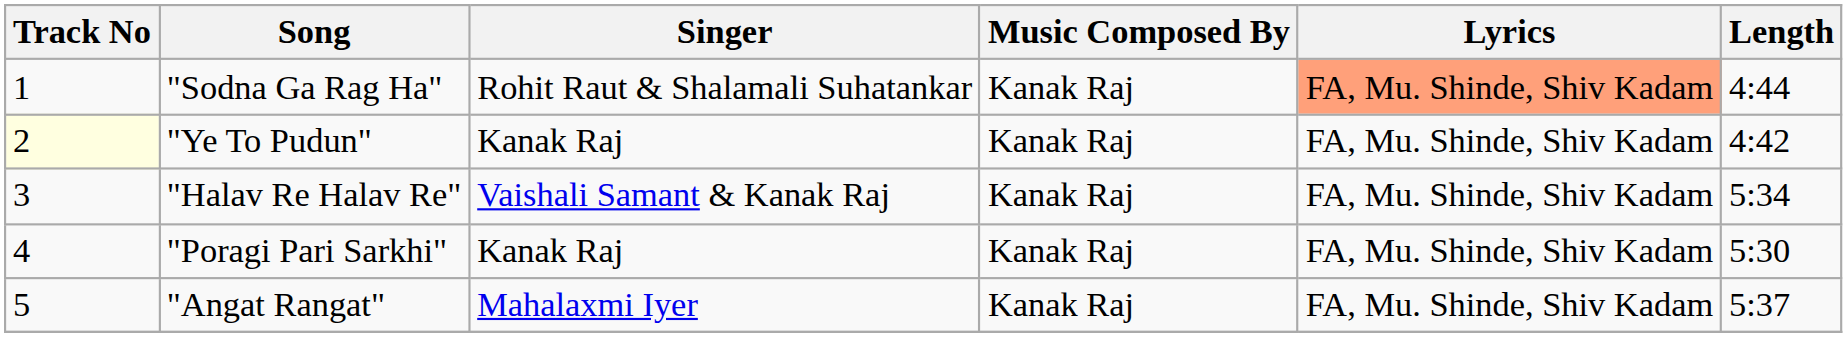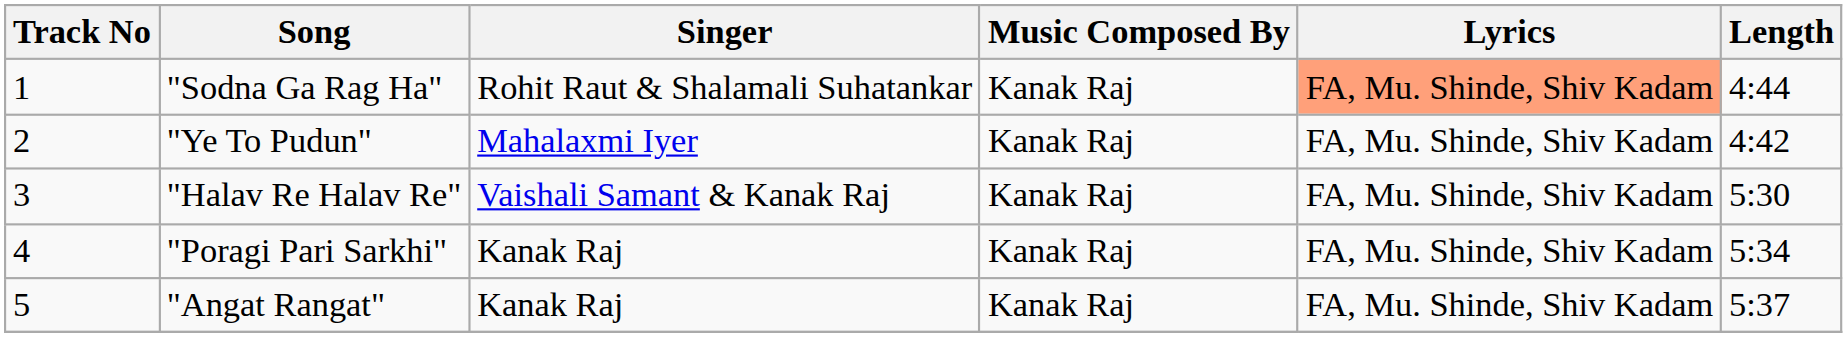(22, 140) lightyellow background -> (22, 140) no background
(550, 140) Kanak Raj -> (588, 140) Mahalaxmi Iyer
(1760, 195) 5:34 -> (1760, 195) 5:30
(1760, 250) 5:30 -> (1760, 250) 5:34
(588, 304) Mahalaxmi Iyer -> (550, 304) Kanak Raj
